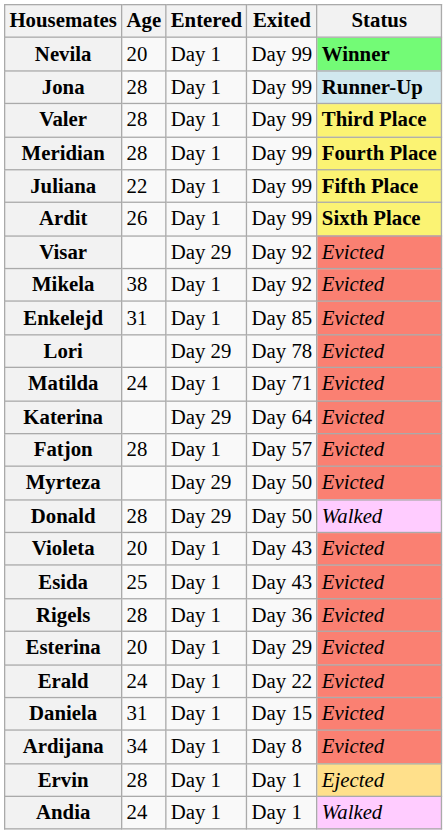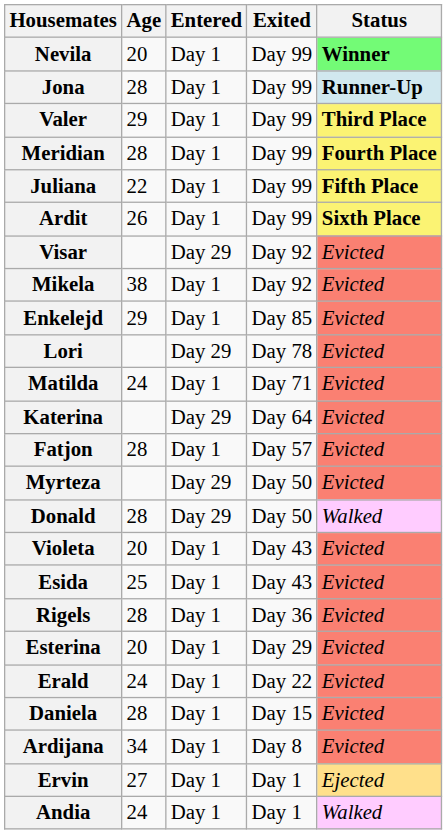(137, 119) 28 -> (137, 119) 29
(137, 317) 31 -> (137, 317) 29
(137, 713) 31 -> (137, 713) 28
(137, 779) 28 -> (137, 779) 27
